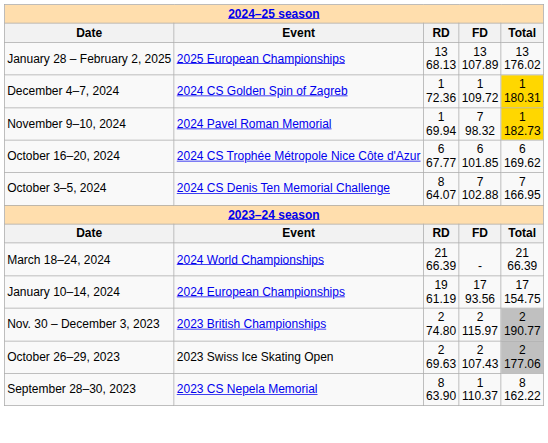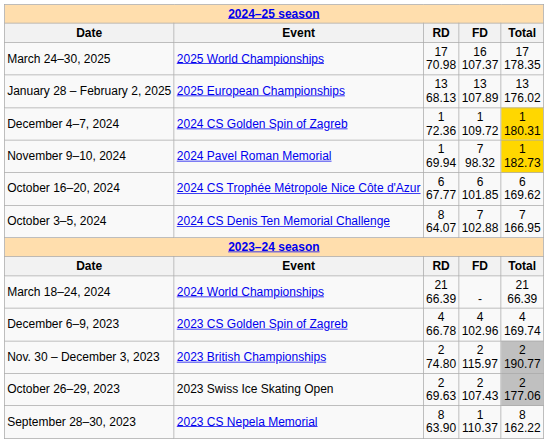+ row: (59, 58)
- row: (64, 292)
+ row: (63, 324)
